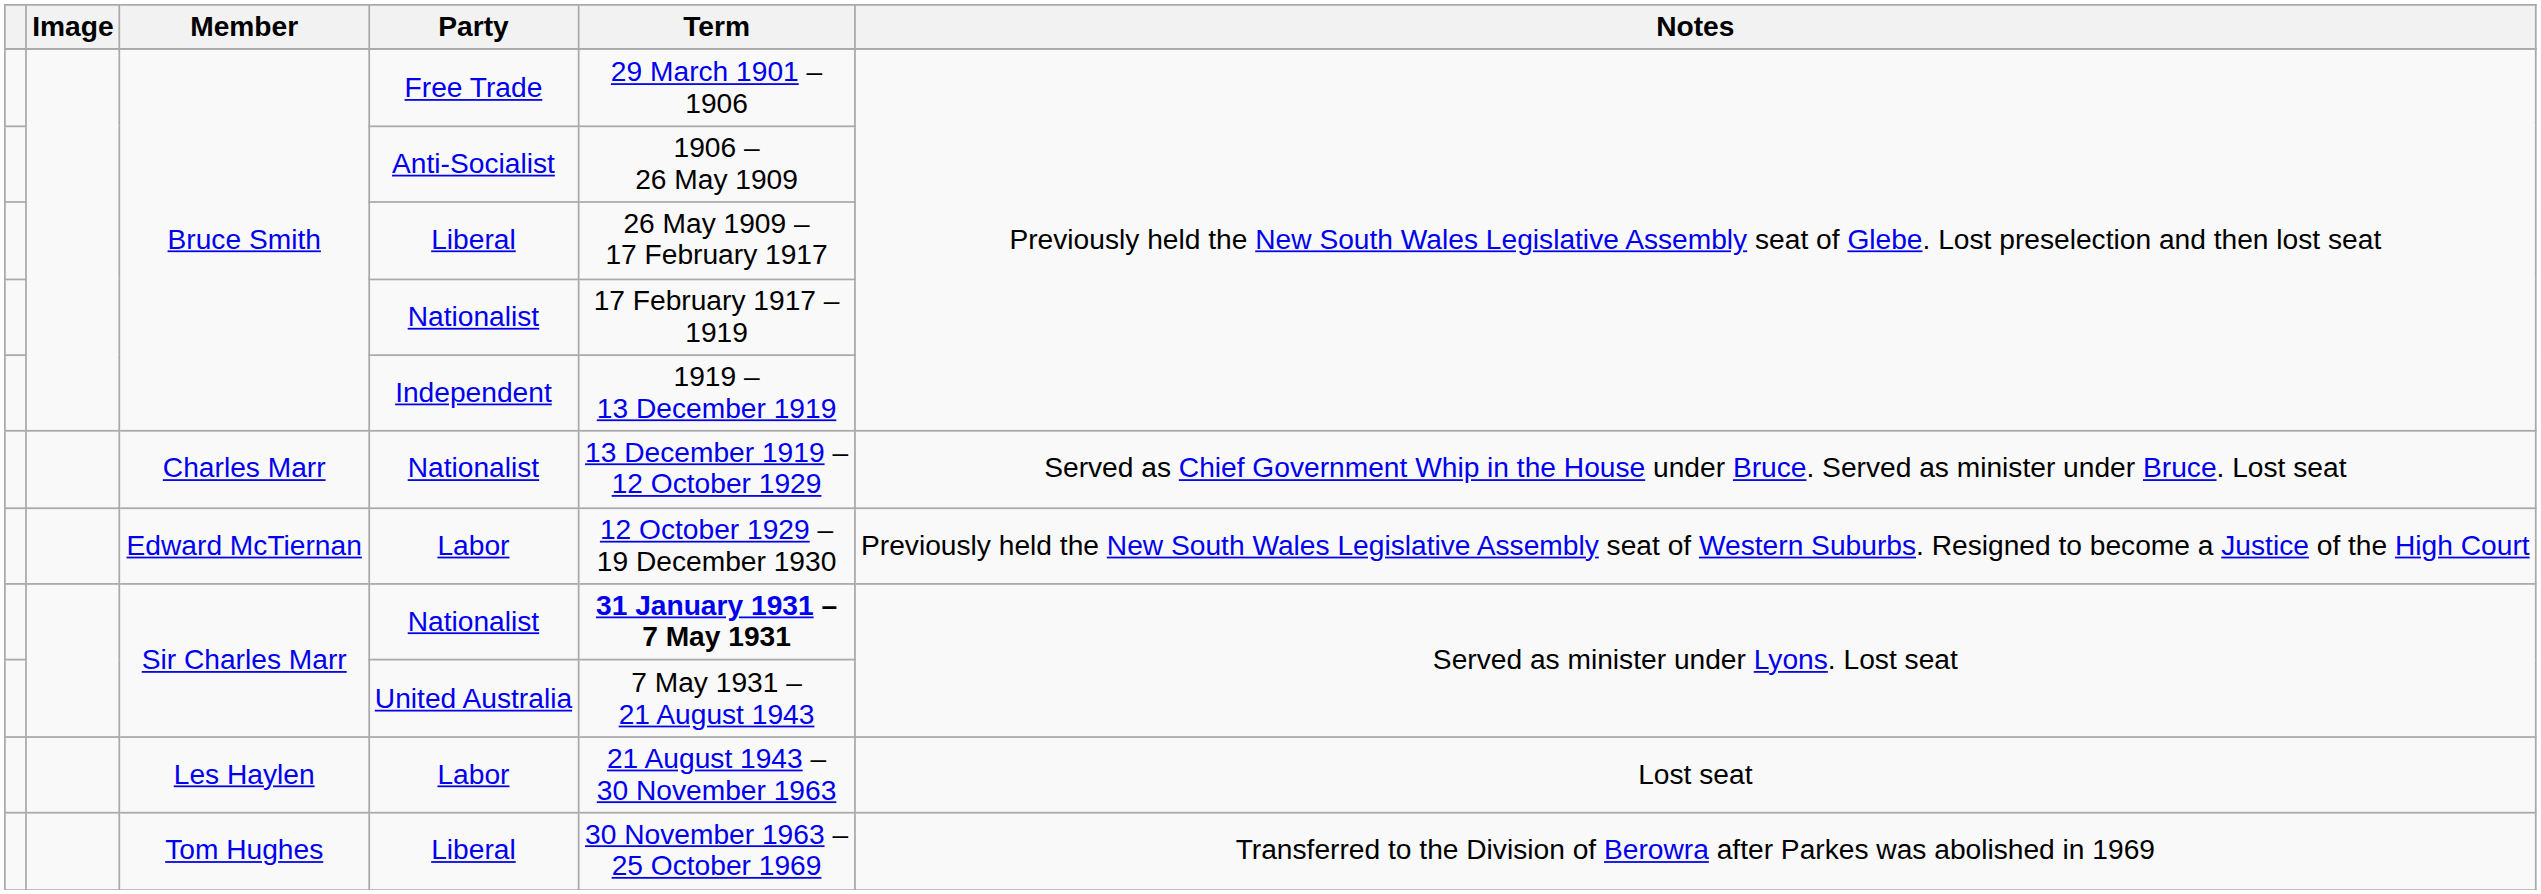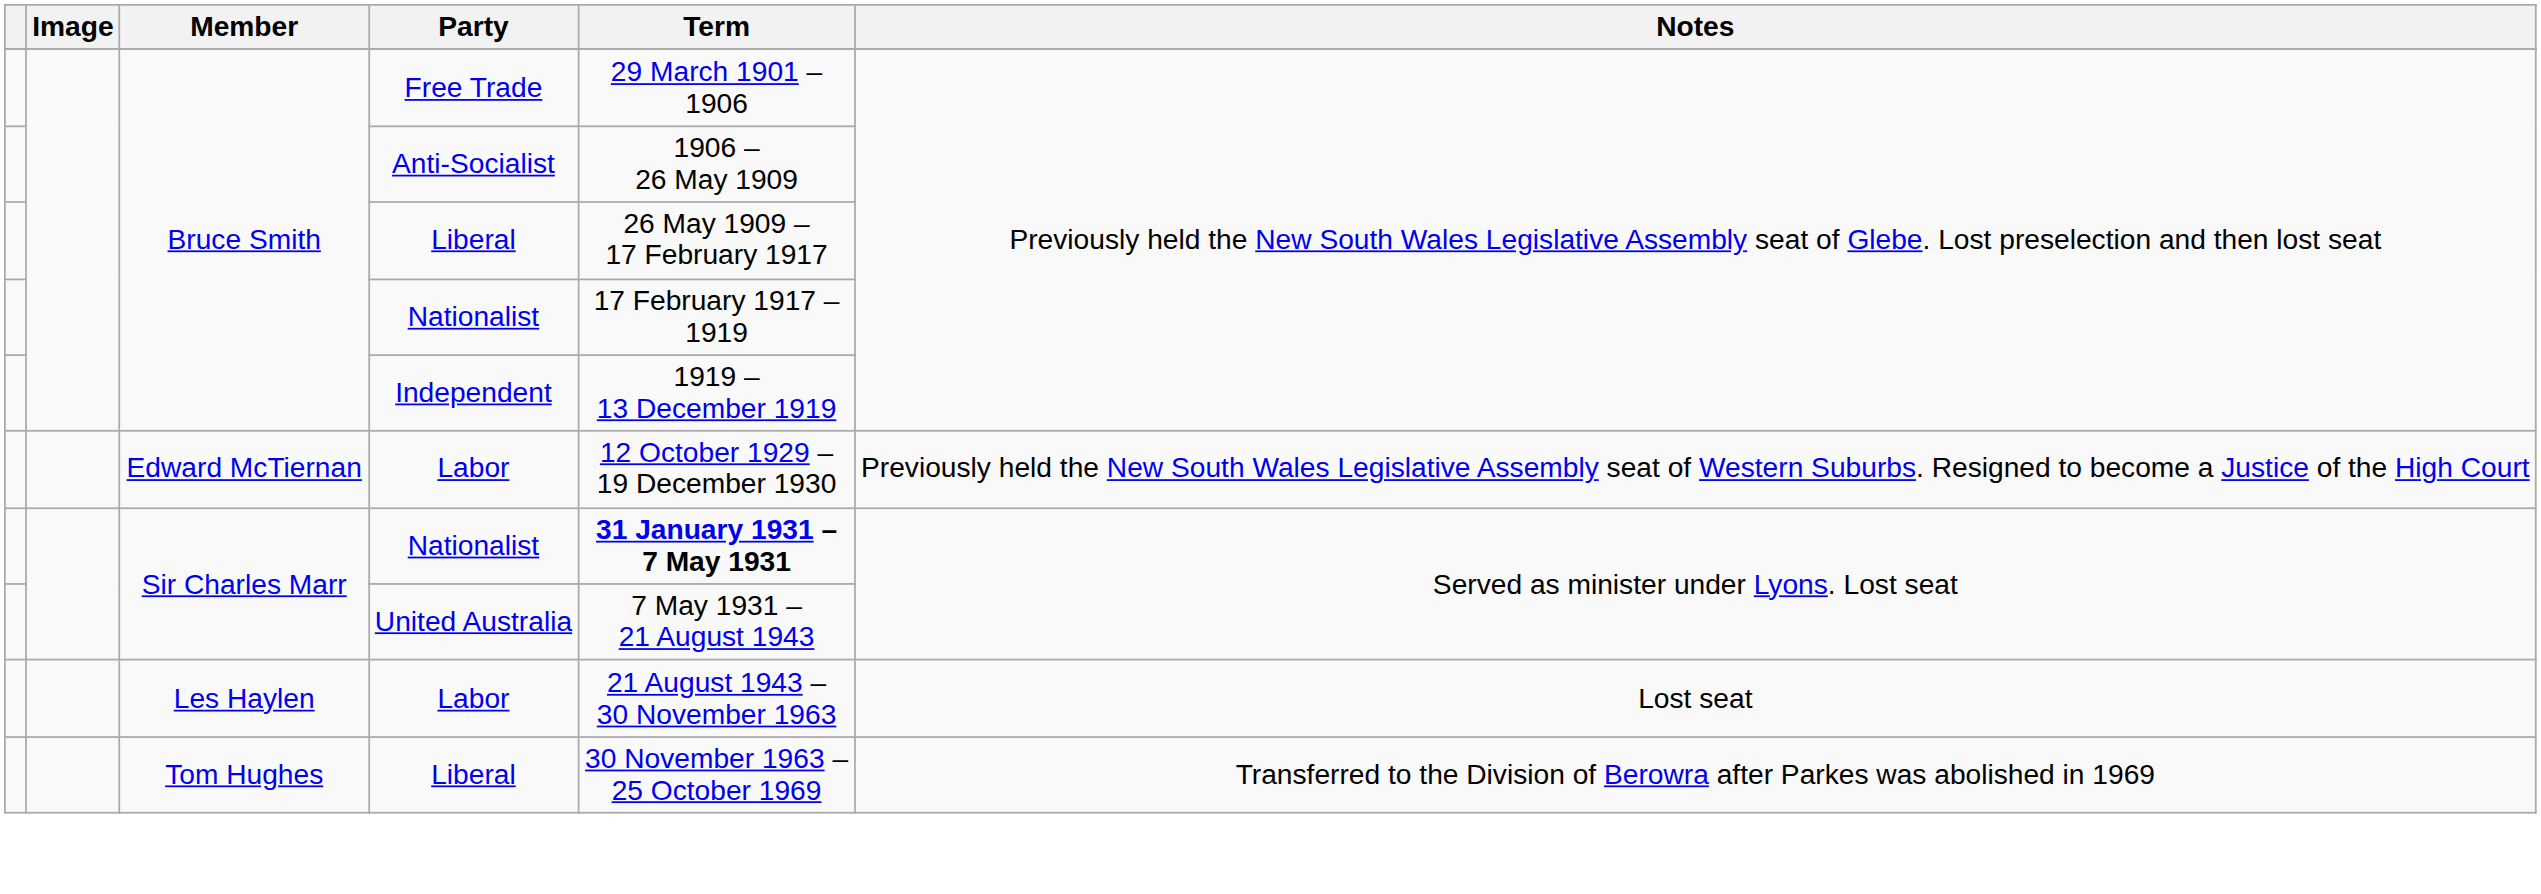- row: (244, 469)
